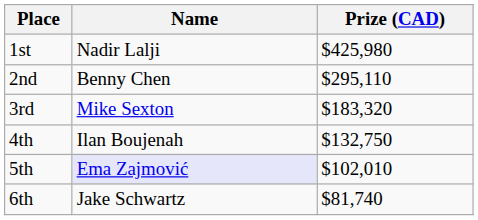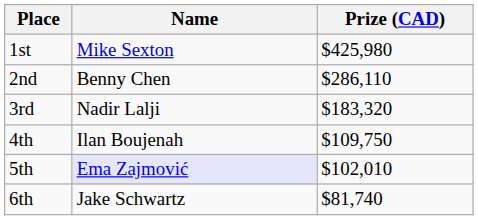(118, 49) Nadir Lalji -> (125, 49) Mike Sexton
(356, 79) $295,110 -> (356, 79) $286,110
(125, 109) Mike Sexton -> (118, 109) Nadir Lalji
(357, 139) $132,750 -> (357, 139) $109,750
